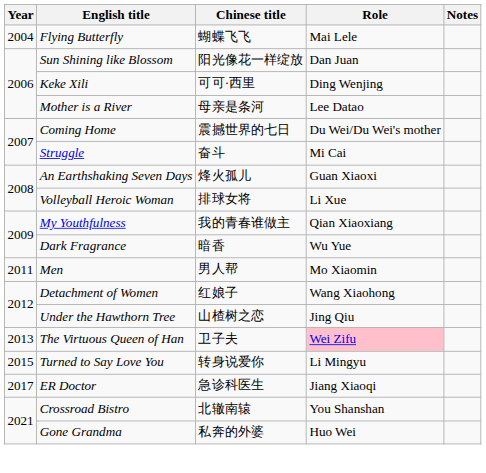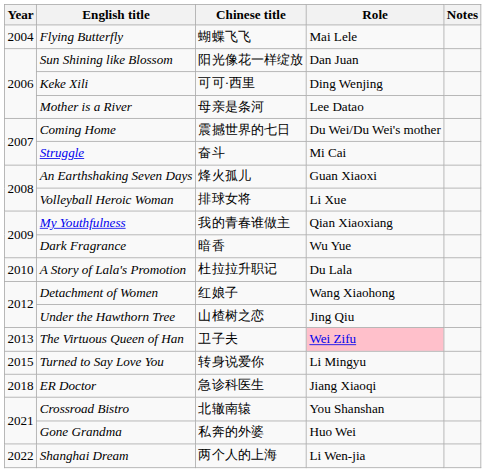+ row: (113, 269)
- row: (51, 269)
(21, 385) 2017 -> (21, 385) 2018
+ row: (84, 455)
